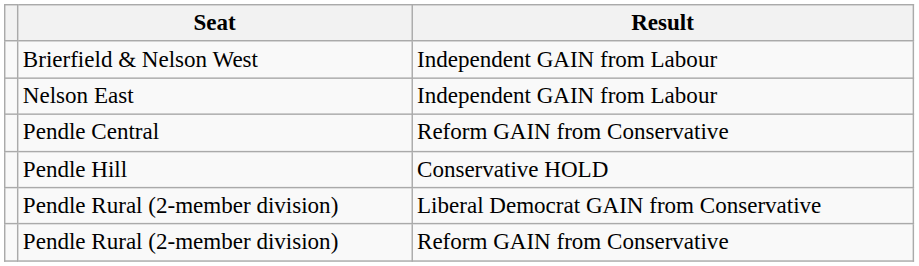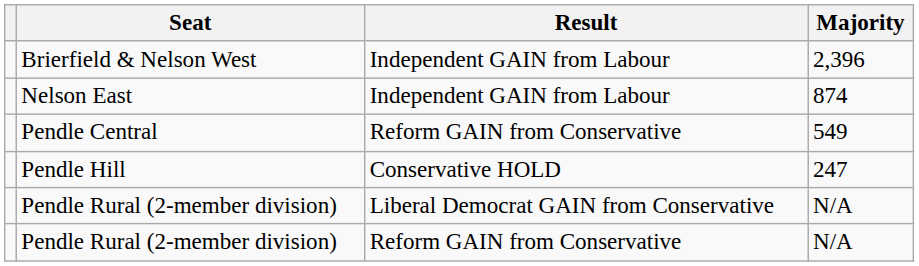+ column: (861, 22)
